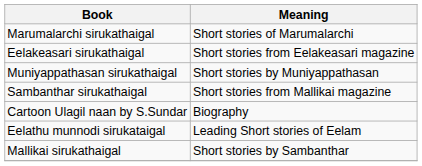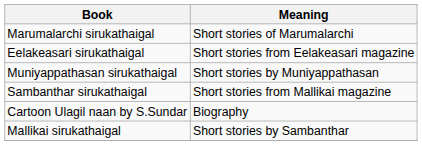- row: (86, 131)
